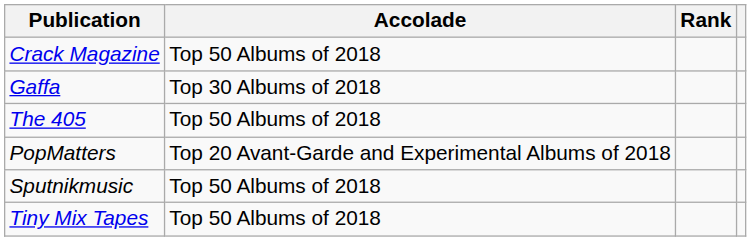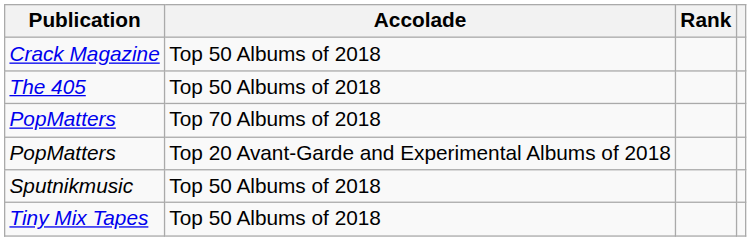- row: (35, 86)
+ row: (63, 119)
